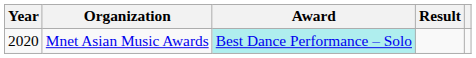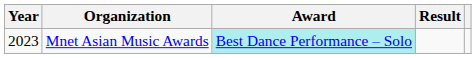(23, 41) 2020 -> (23, 41) 2023
